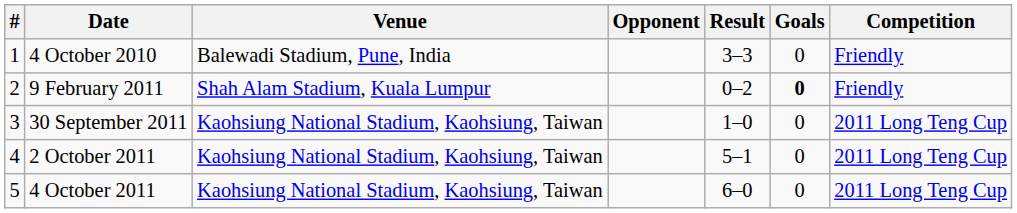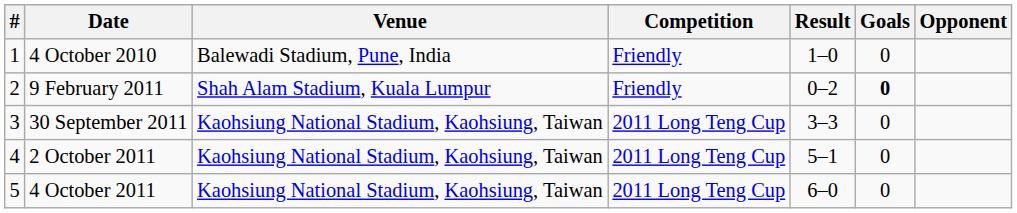columns swapped: (656, 21) <-> (921, 21)
(737, 55) 3–3 -> (823, 55) 1–0
(737, 122) 1–0 -> (823, 122) 3–3
